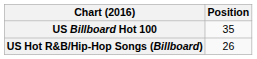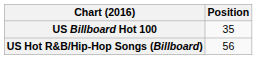(228, 46) 26 -> (228, 46) 56
